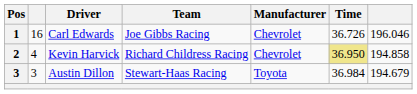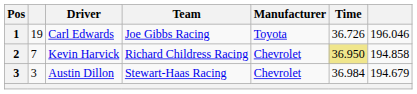(37, 34) 16 -> (37, 34) 19
(277, 34) Chevrolet -> (270, 34) Toyota
(34, 54) 4 -> (34, 54) 7
(270, 73) Toyota -> (277, 73) Chevrolet
